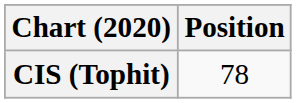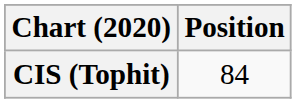(235, 73) 78 -> (235, 73) 84
